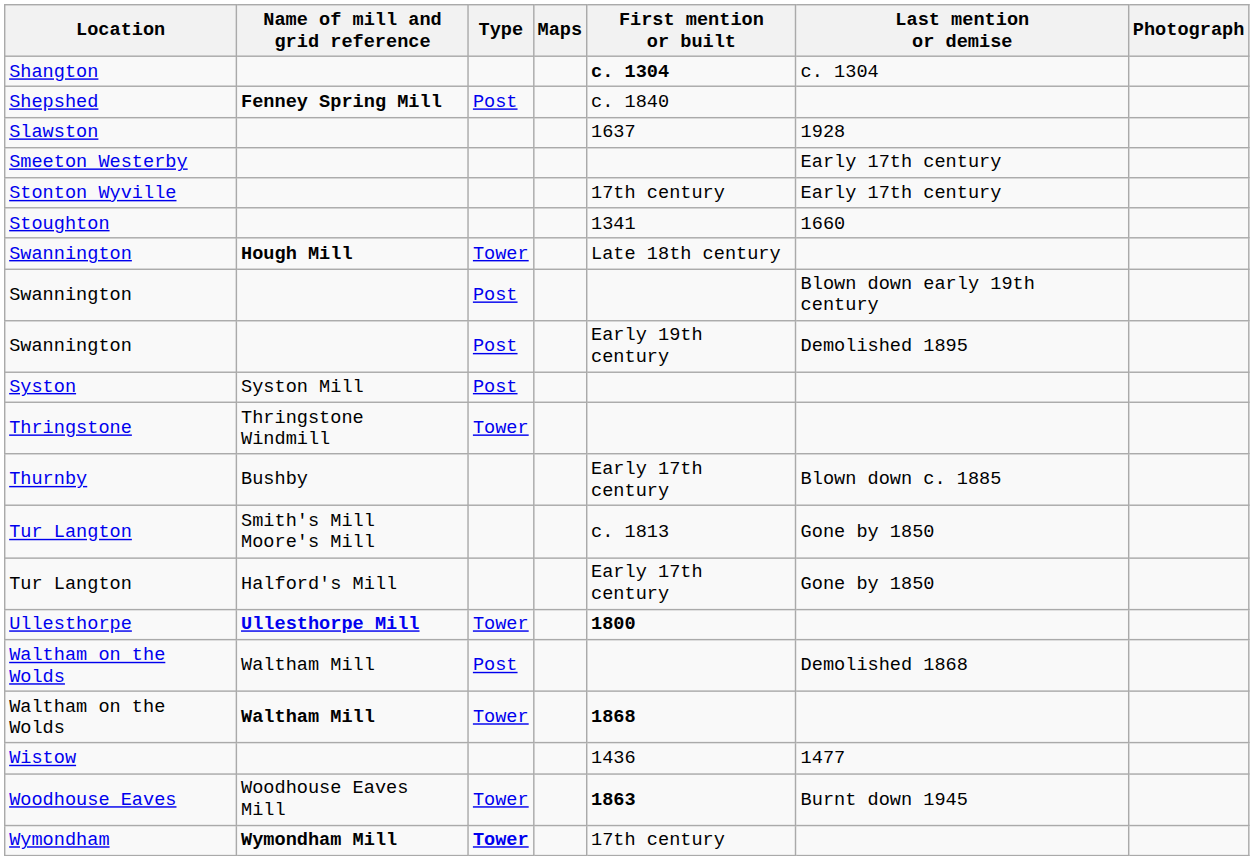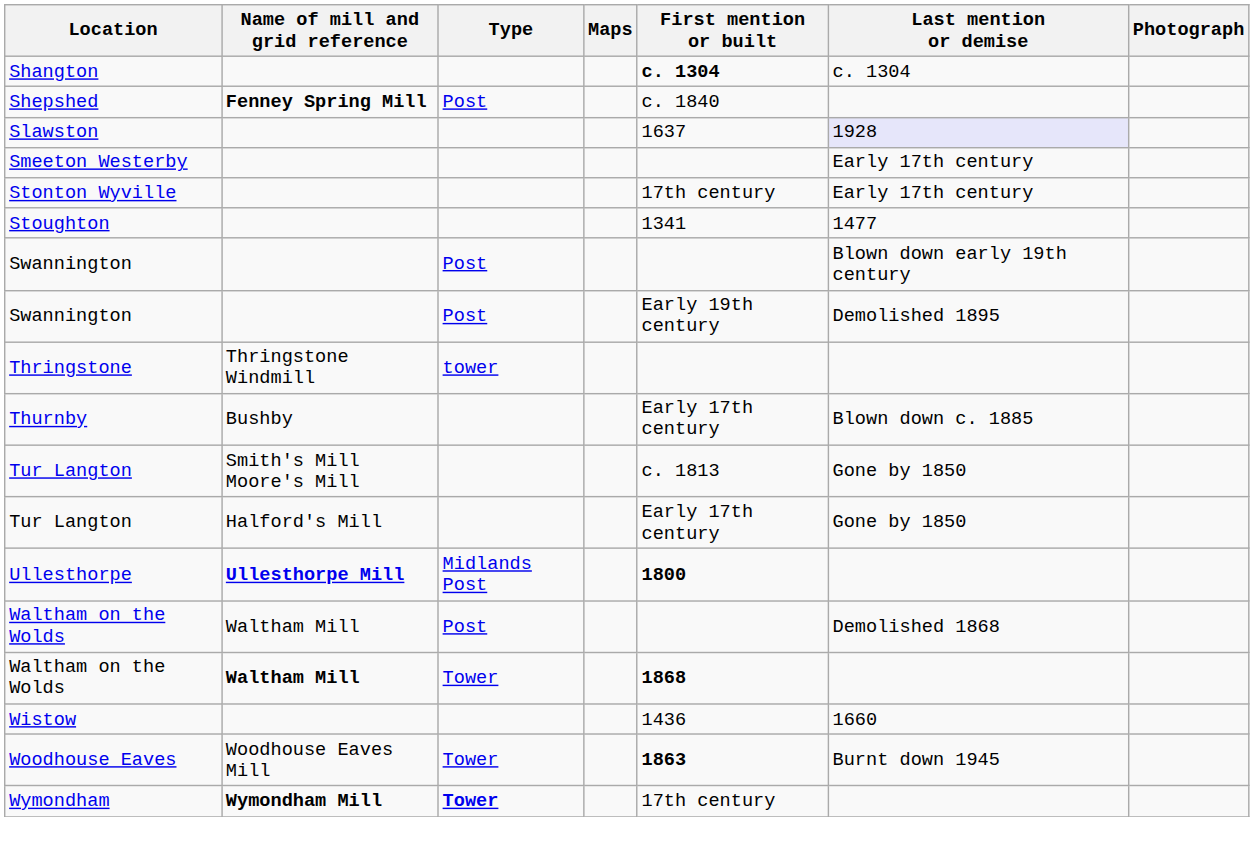(823, 132) no background -> (855, 132) lavender background
(823, 223) 1660 -> (855, 223) 1477
- row: (71, 253)
- row: (43, 387)
(501, 428) Tower -> (471, 368) tower
(501, 624) Tower -> (487, 575) Midlands Post
(823, 758) 1477 -> (855, 719) 1660
